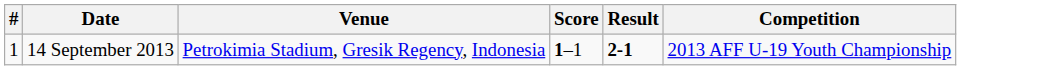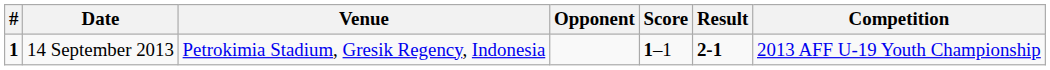+ column: (594, 19)
(14, 49) normal -> (14, 49) bold
